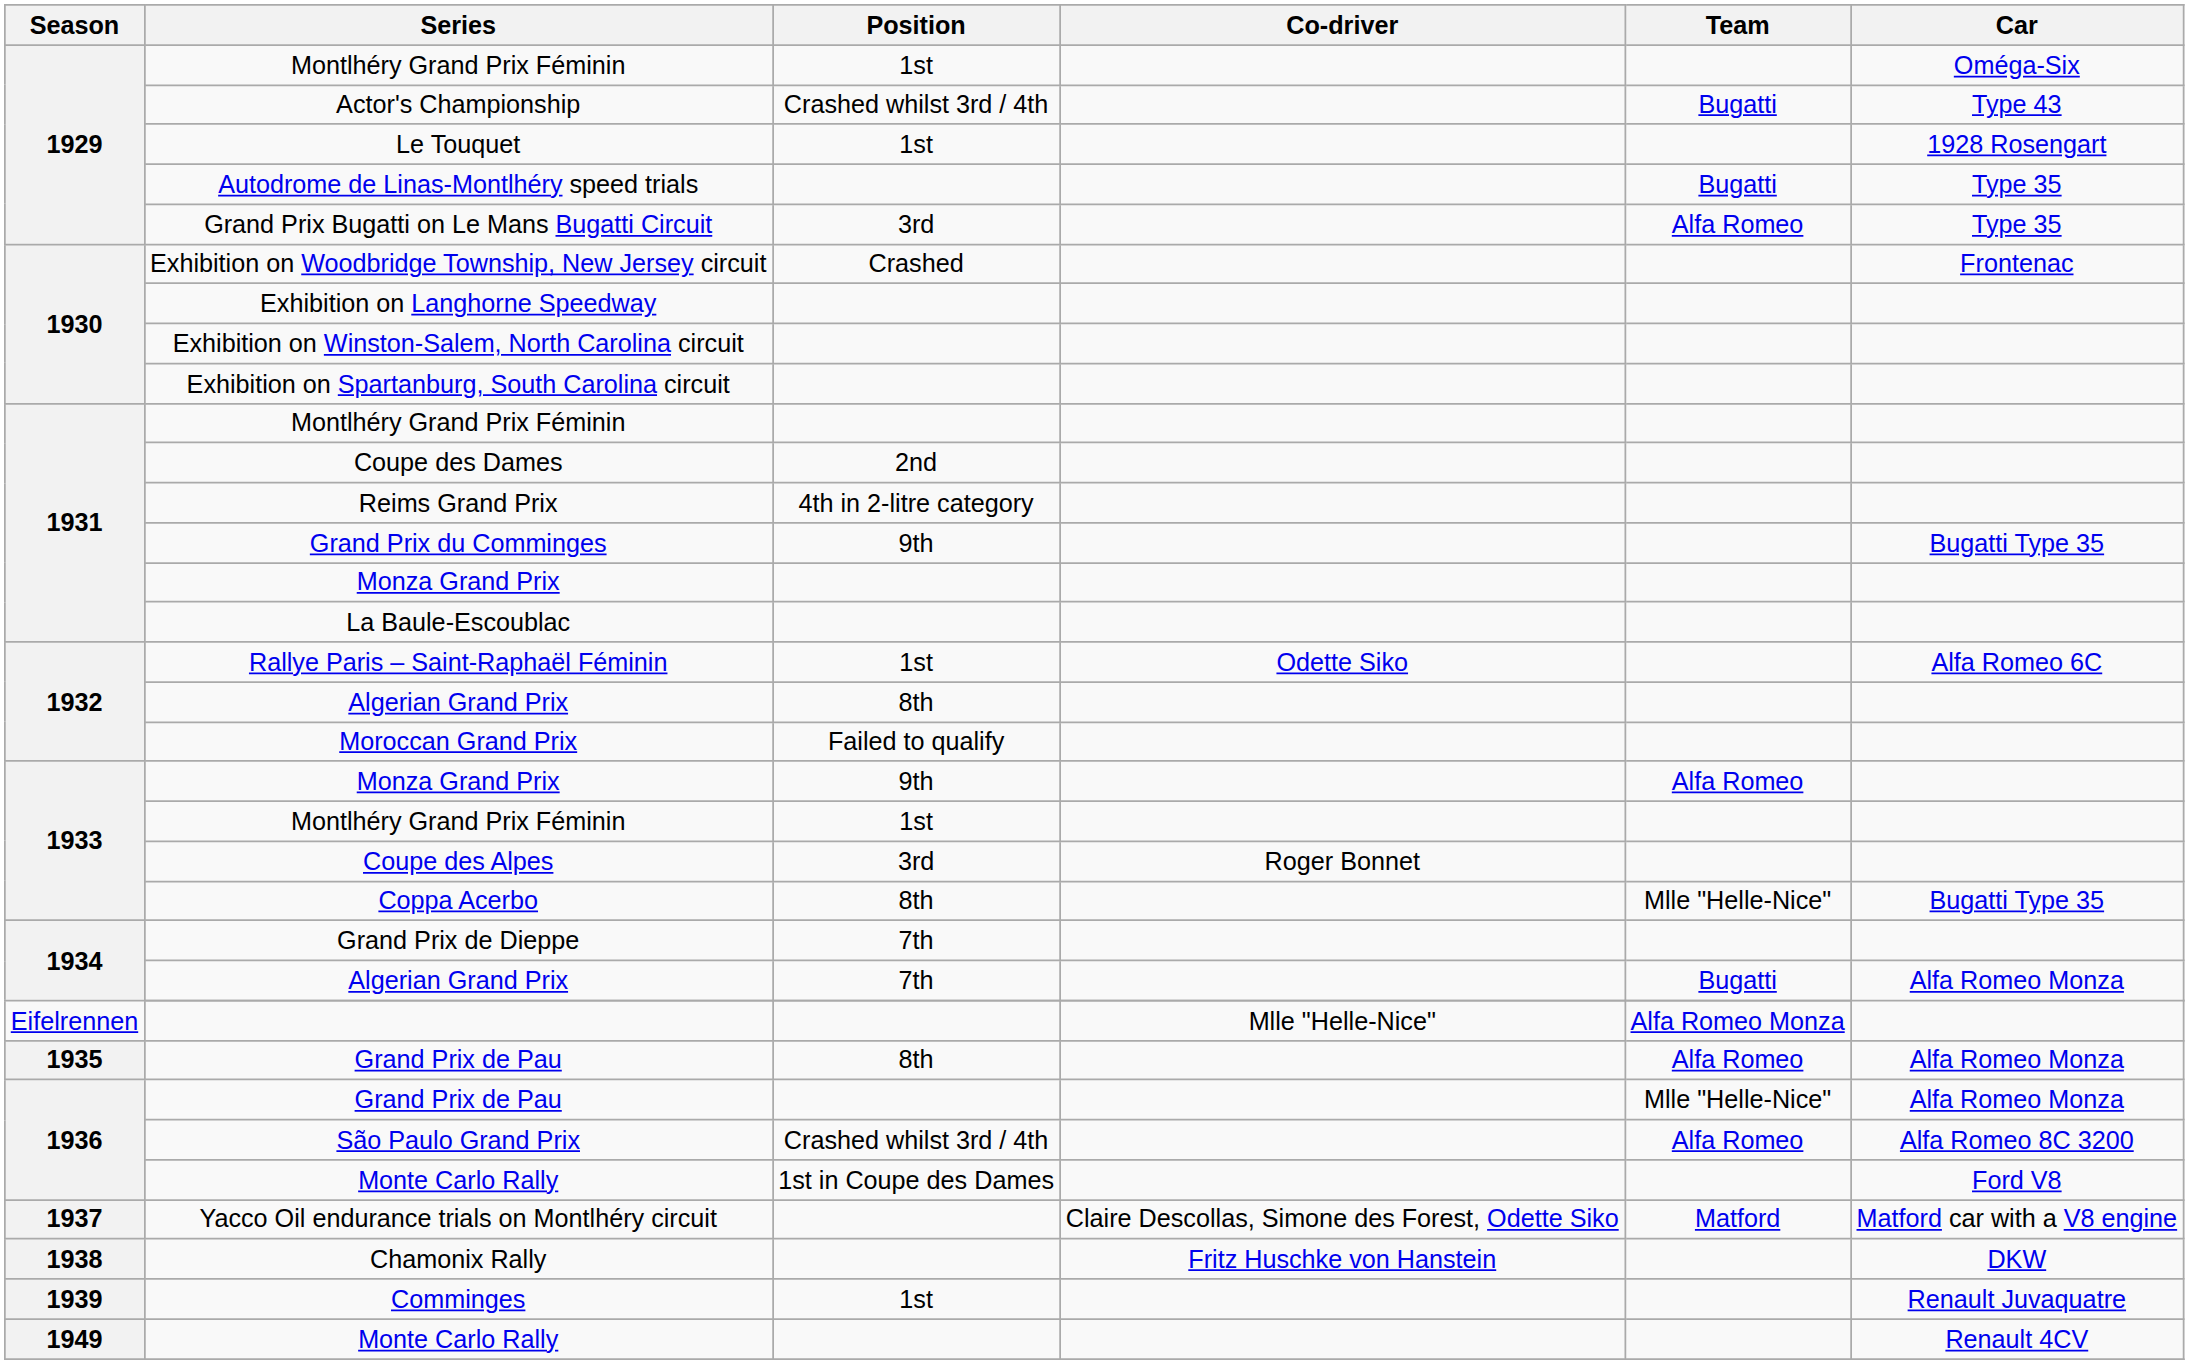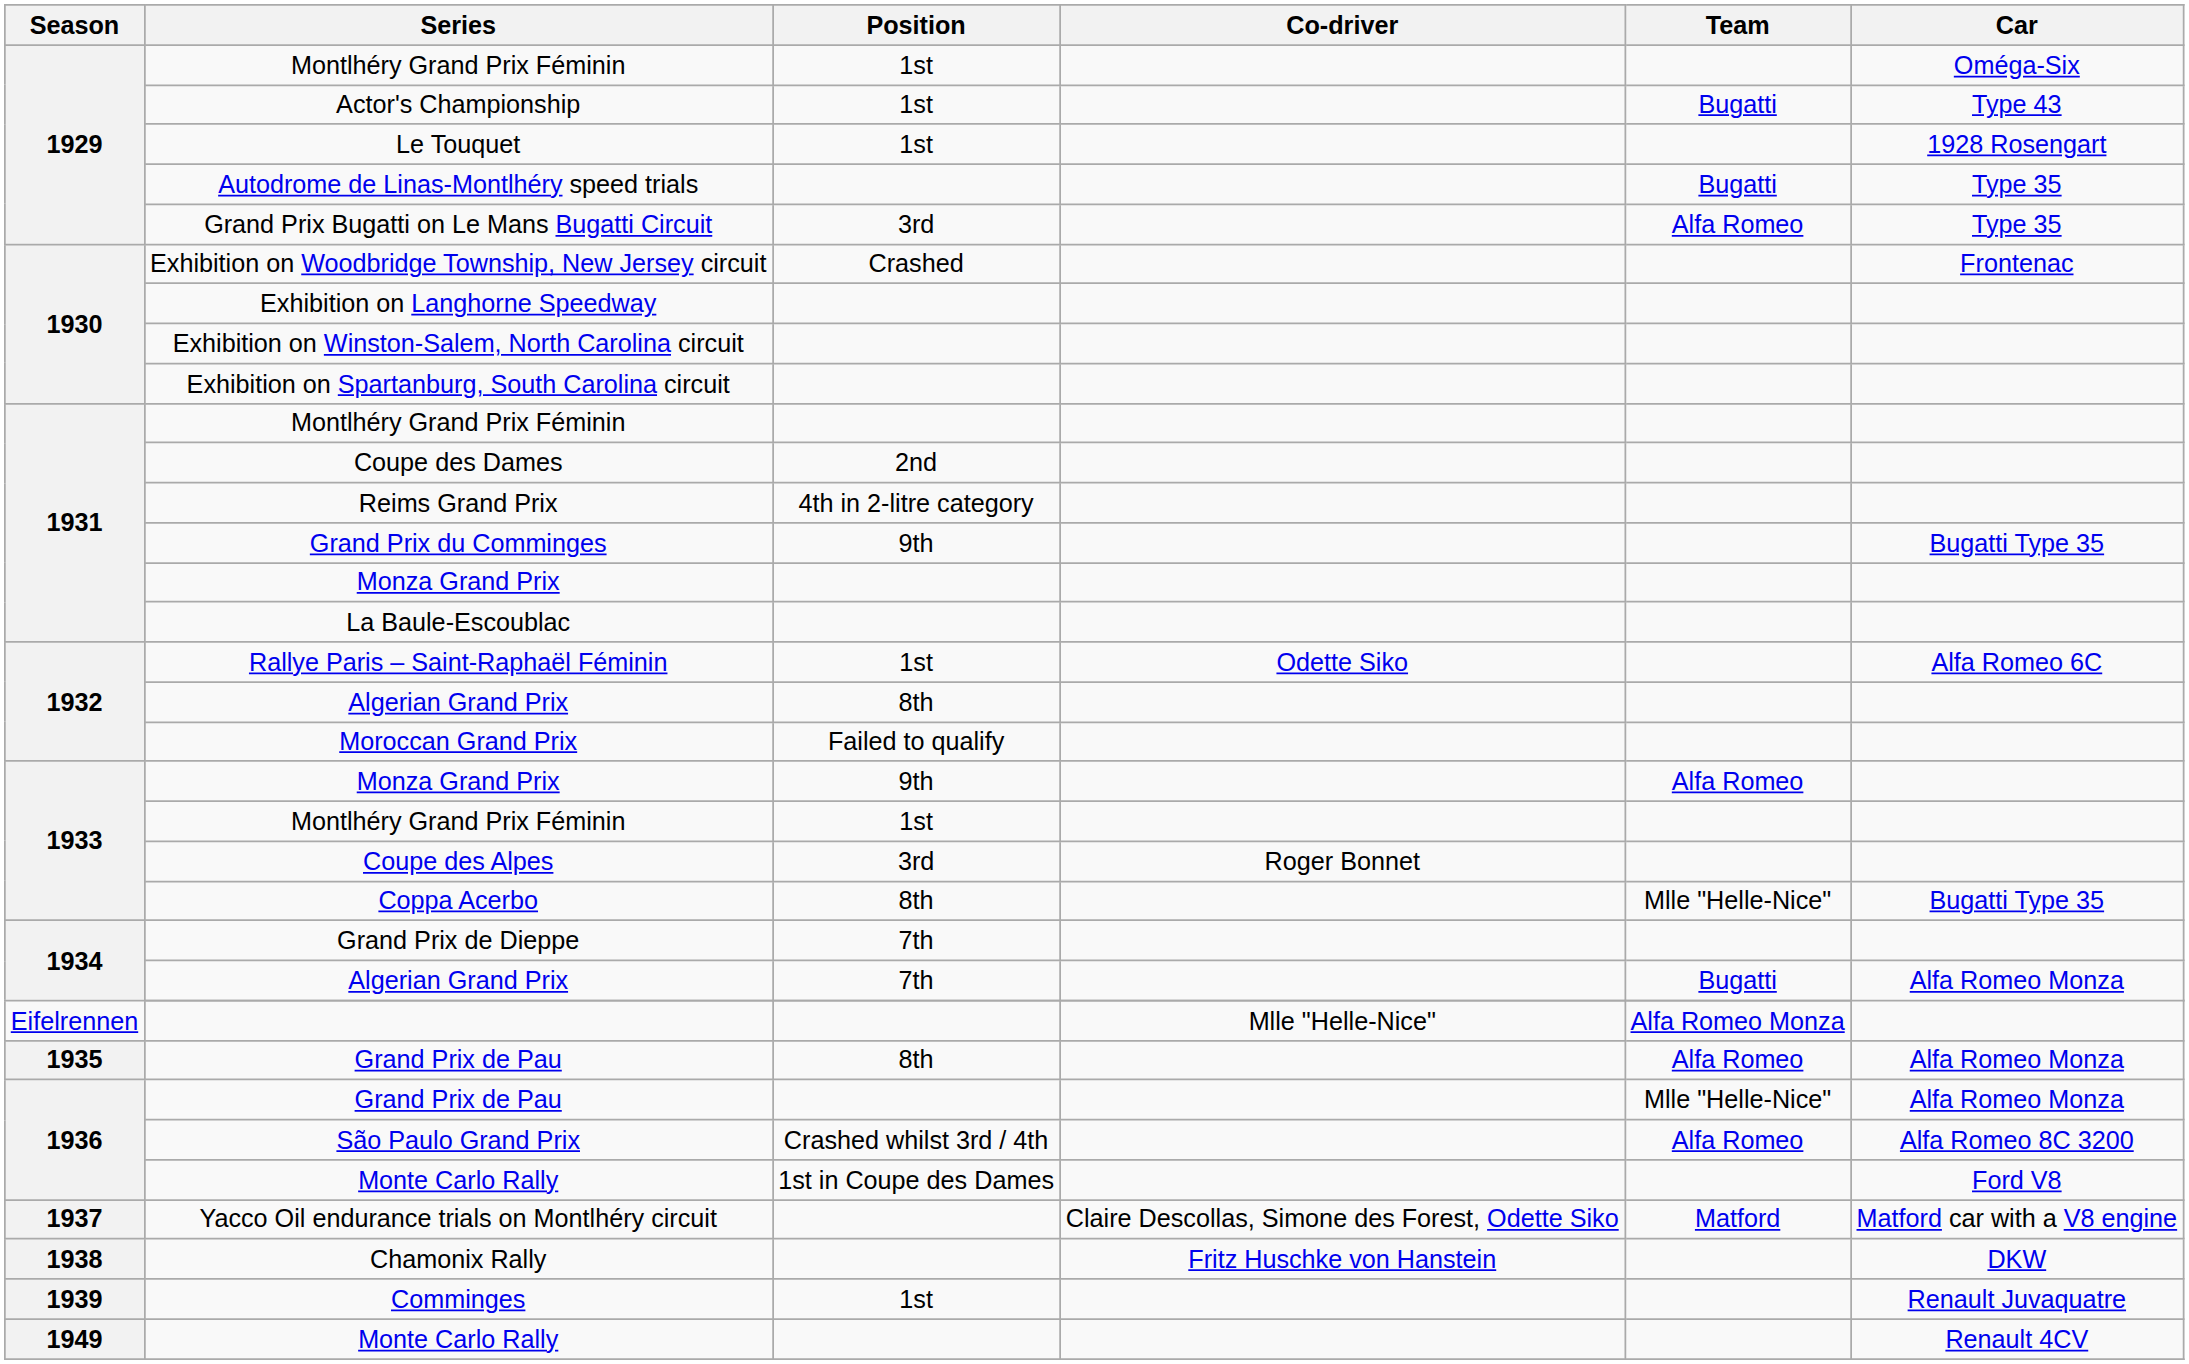(916, 105) Crashed whilst 3rd / 4th -> (916, 105) 1st
